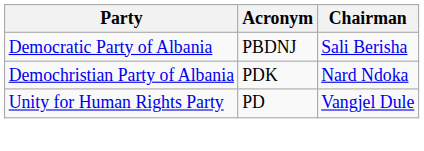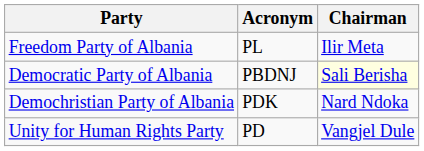+ row: (101, 46)
(364, 46) no background -> (364, 74) lightyellow background
